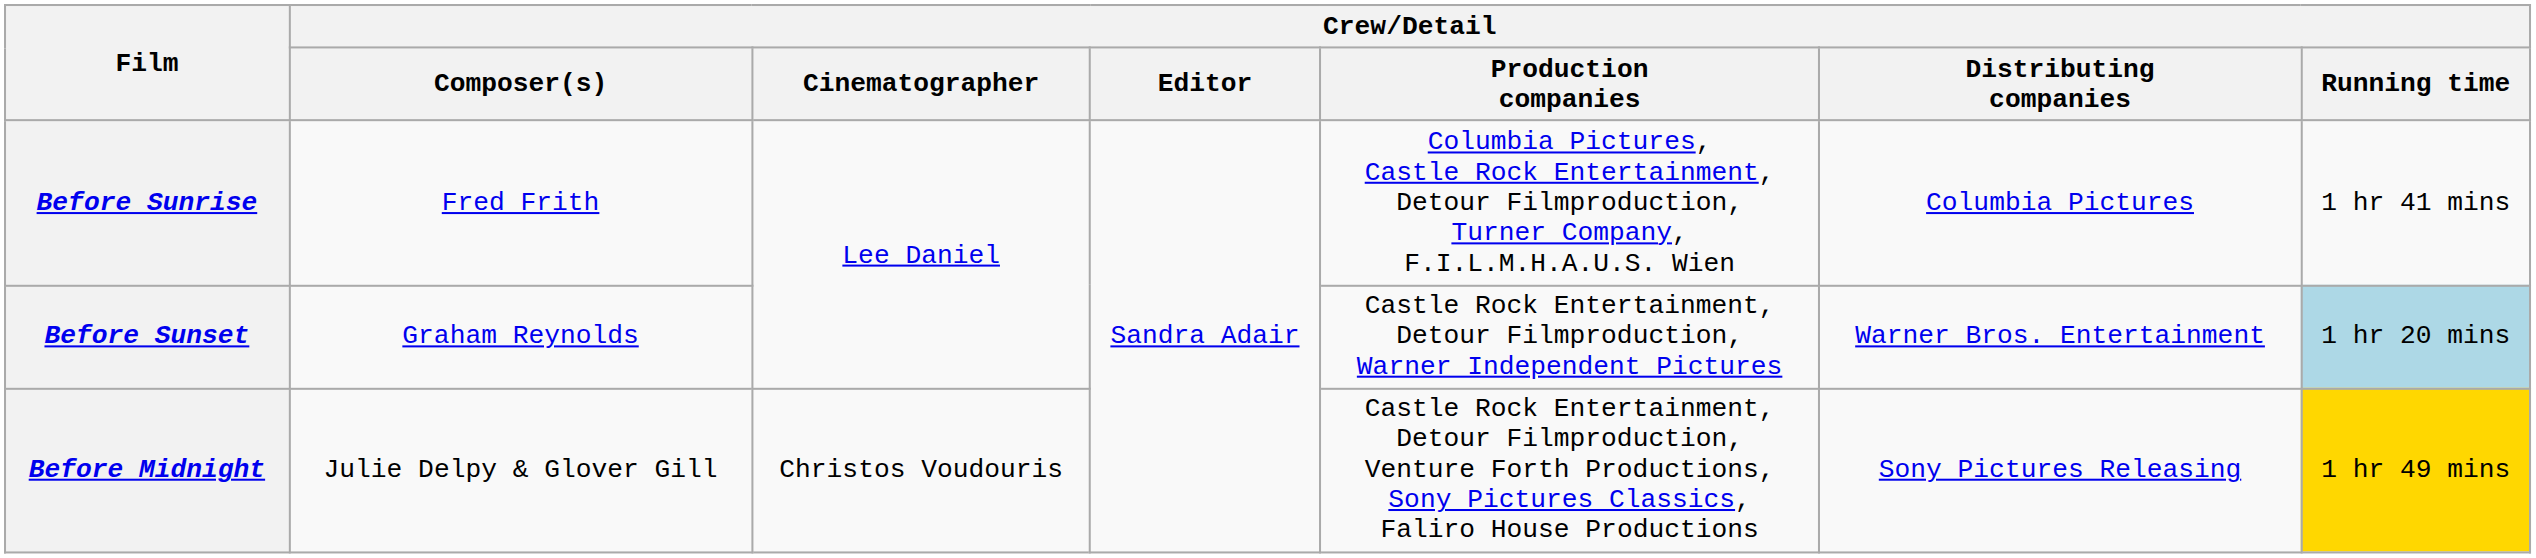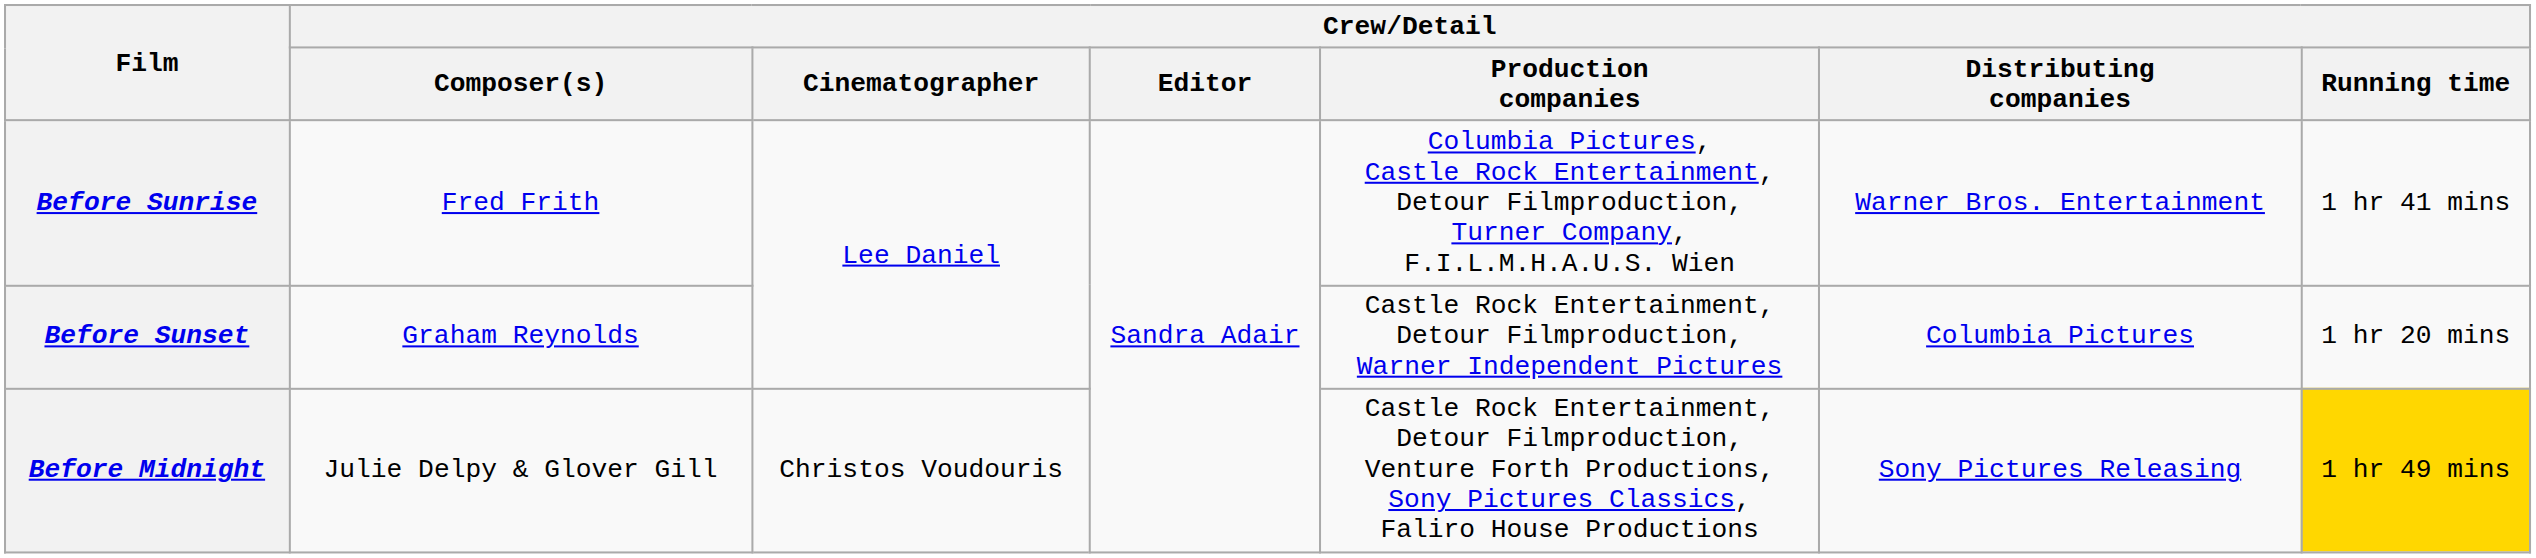(2060, 203) Columbia Pictures -> (2060, 203) Warner Bros. Entertainment
(2060, 337) Warner Bros. Entertainment -> (2060, 337) Columbia Pictures
(2416, 337) lightblue background -> (2416, 337) no background
